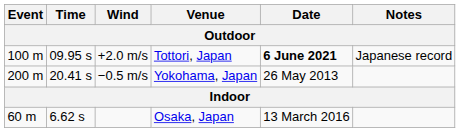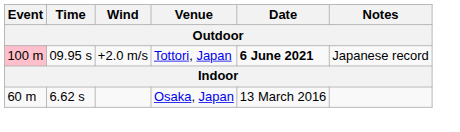(25, 55) no background -> (25, 55) pink background
- row: (123, 76)
